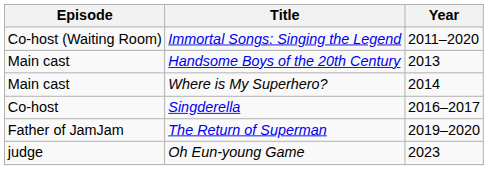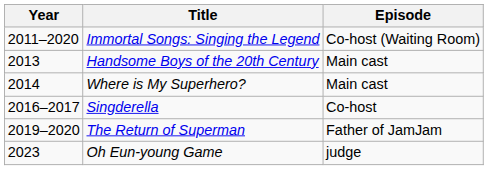columns swapped: (444, 15) <-> (85, 15)
